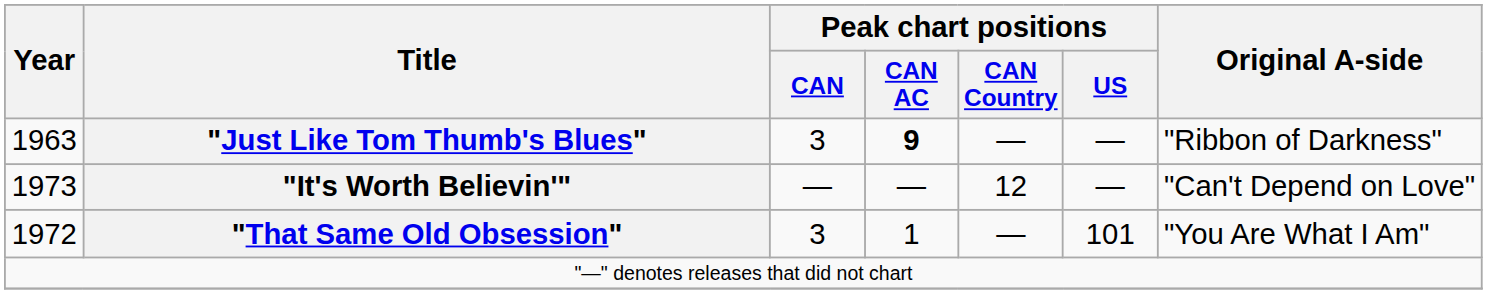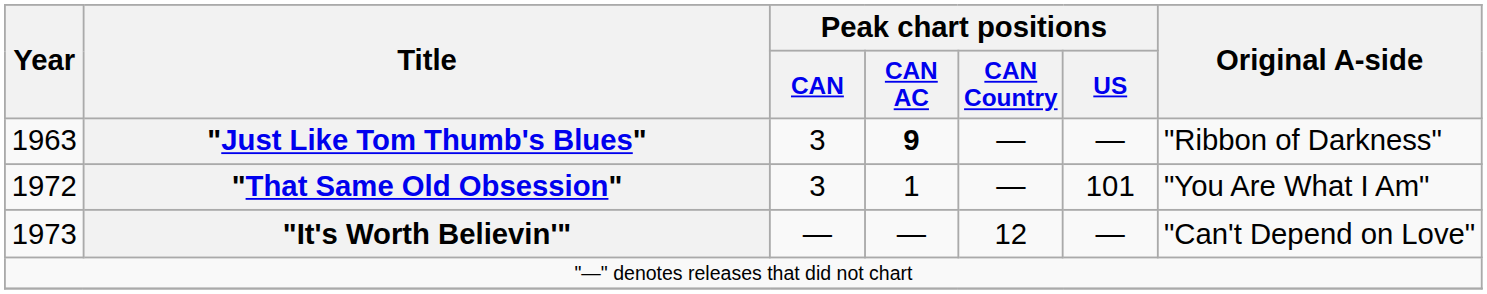rows swapped: (427, 233) <-> (427, 187)
